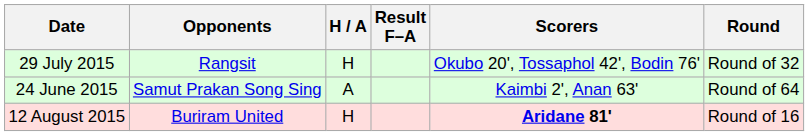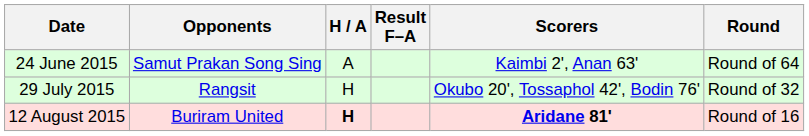rows swapped: (67, 90) <-> (67, 63)
(348, 116) normal -> (348, 116) bold
